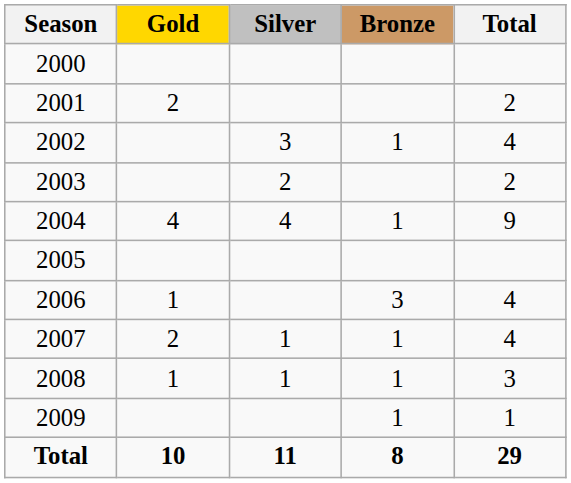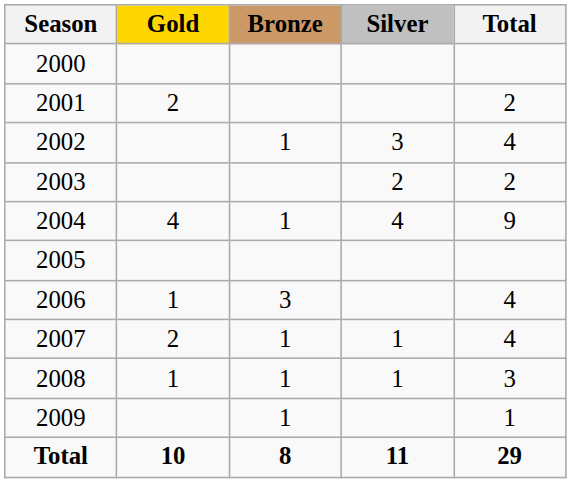columns swapped: (285, 24) <-> (397, 24)
